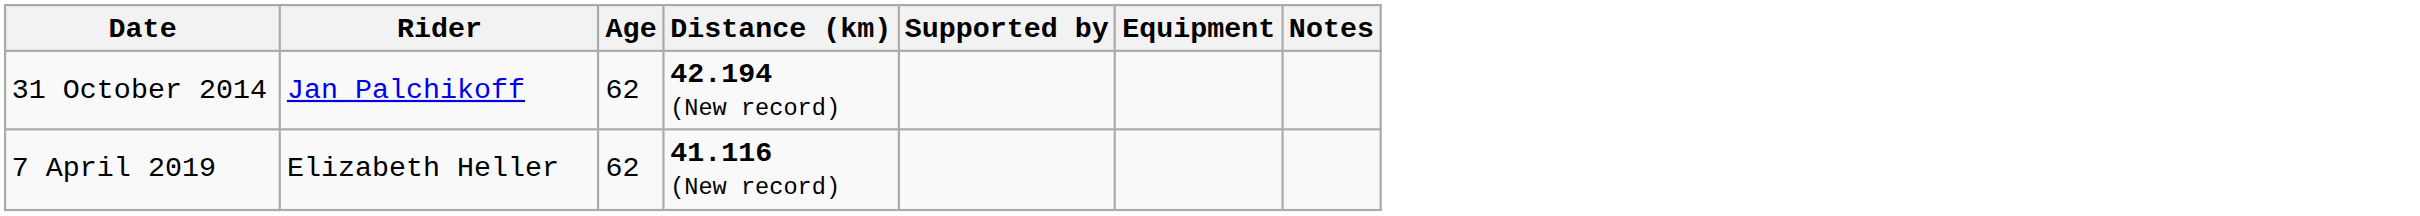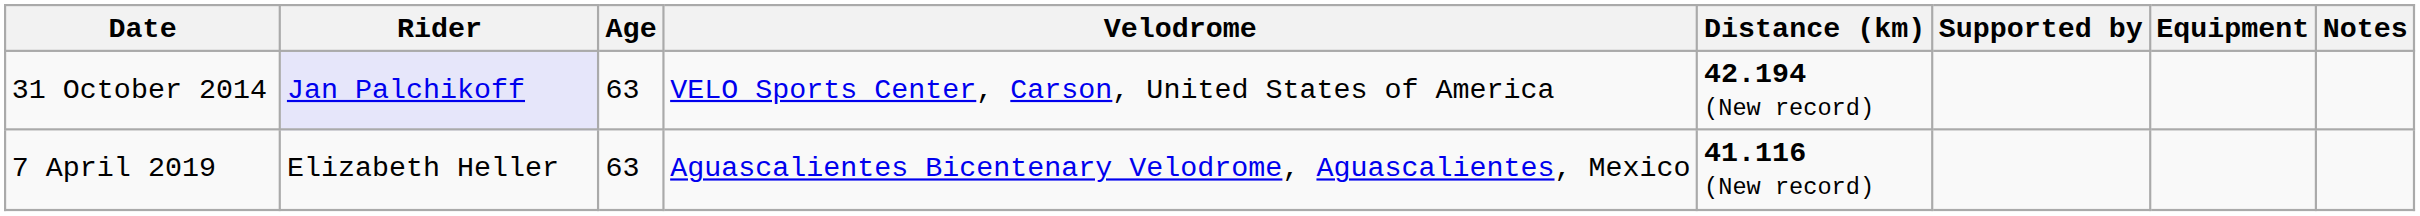+ column: (1180, 28)
(406, 91) no background -> (406, 91) lavender background
(623, 91) 62 -> (623, 91) 63
(623, 170) 62 -> (623, 170) 63
